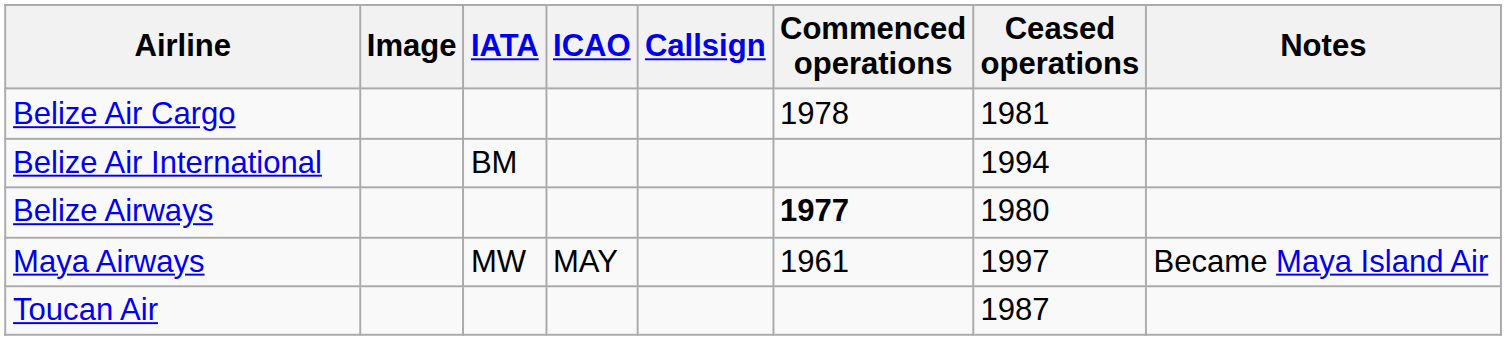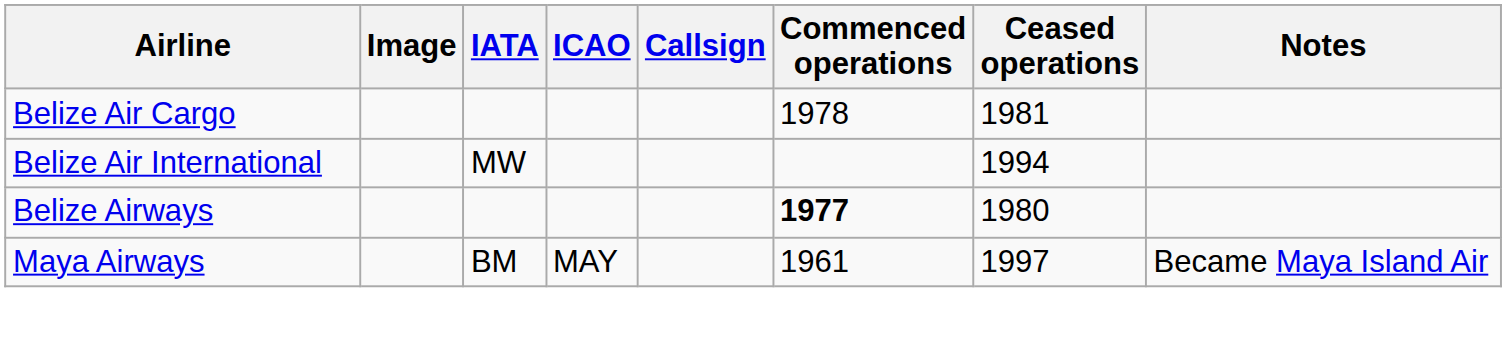(494, 162) BM -> (498, 162) MW
(498, 260) MW -> (494, 260) BM
- row: (86, 310)
